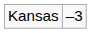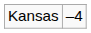(74, 16) –3 -> (74, 16) –4
